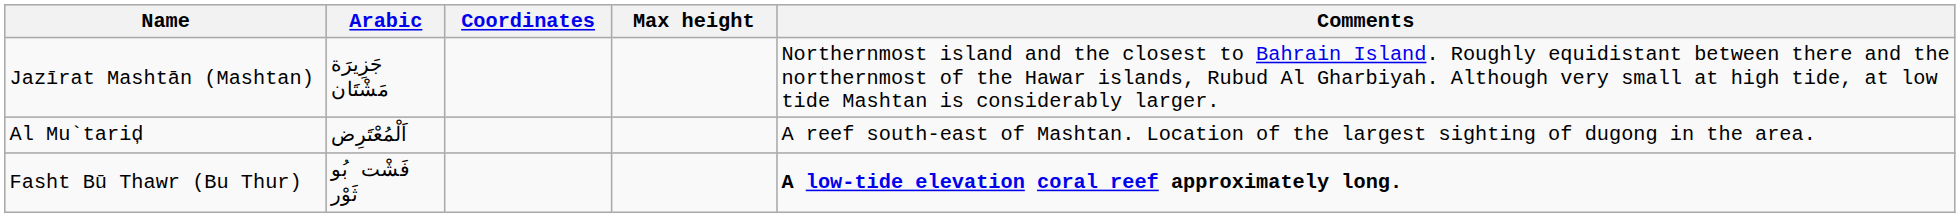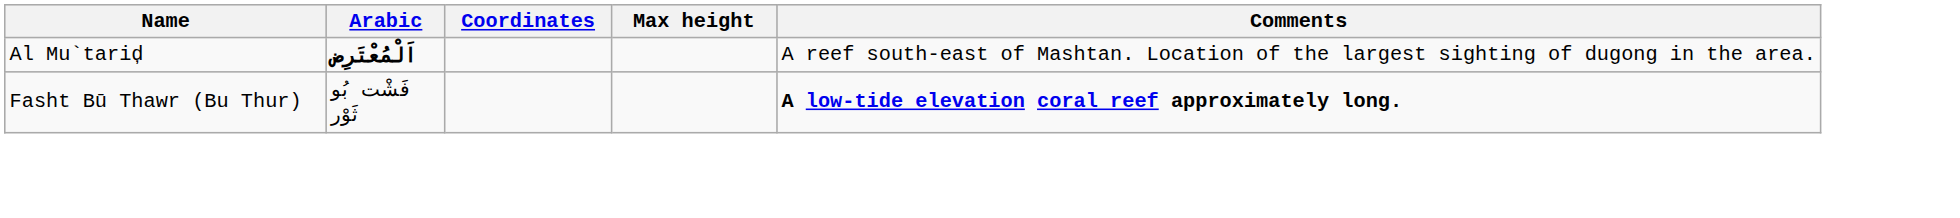- row: (162, 78)
(369, 136) normal -> (374, 56) bold
